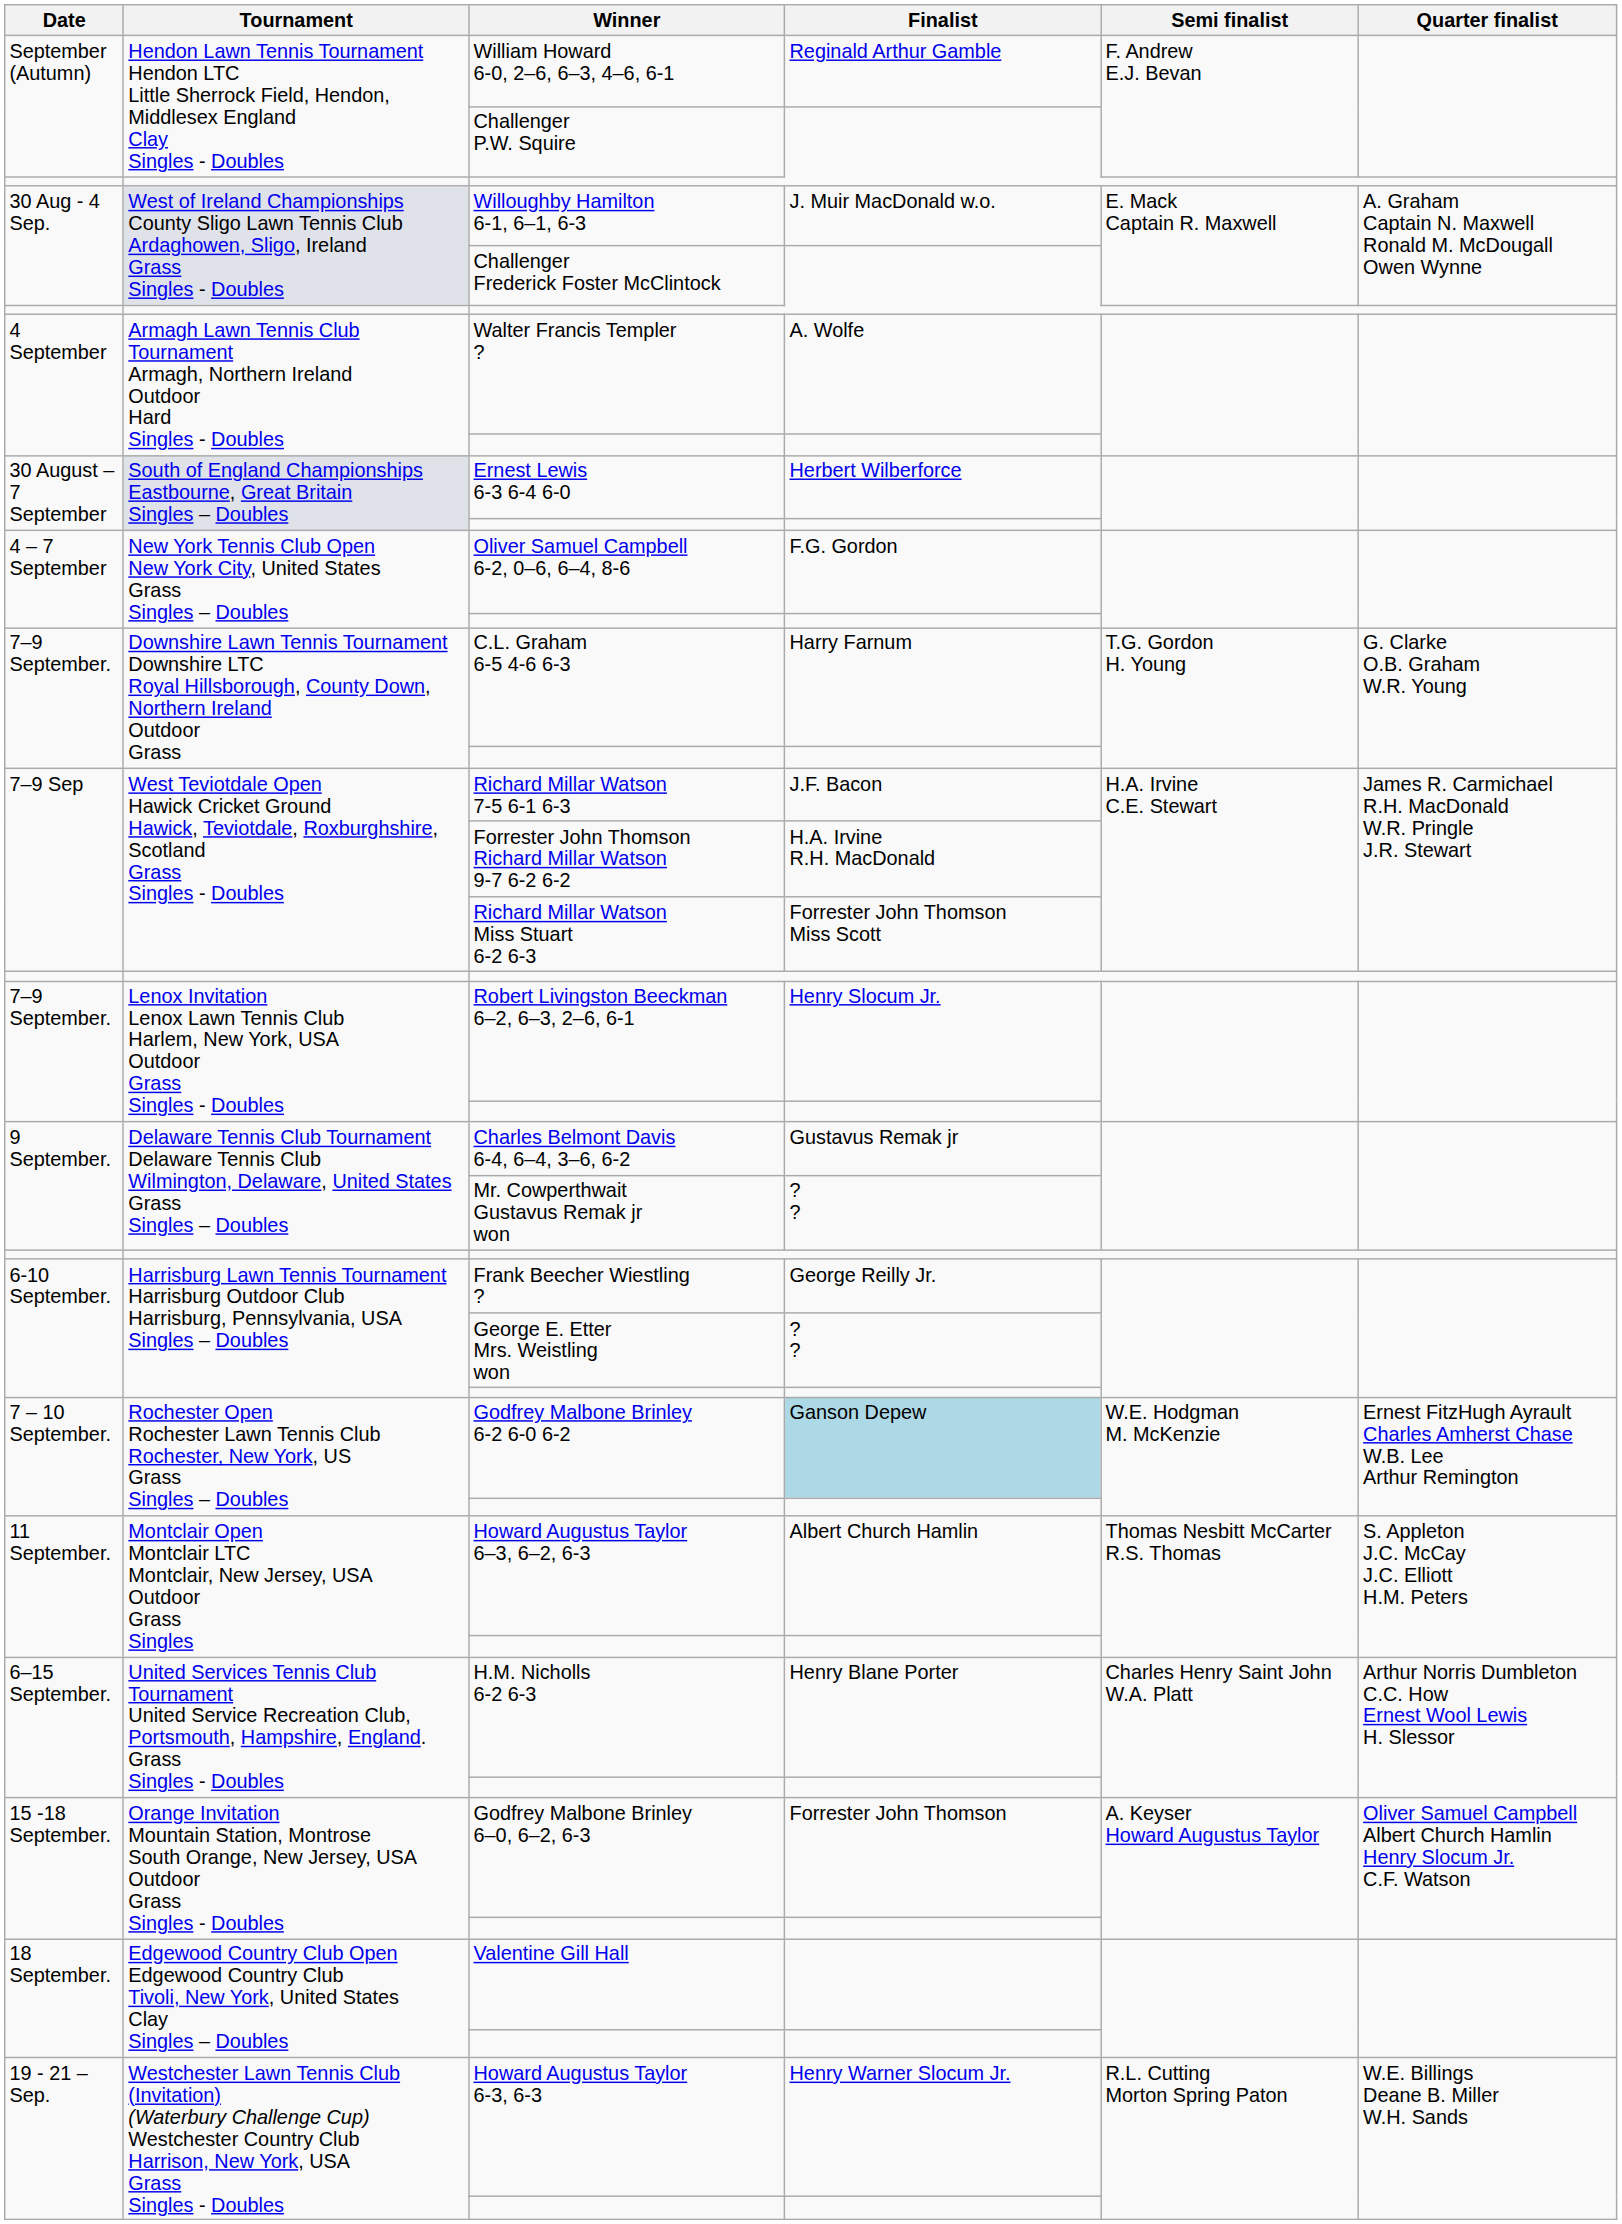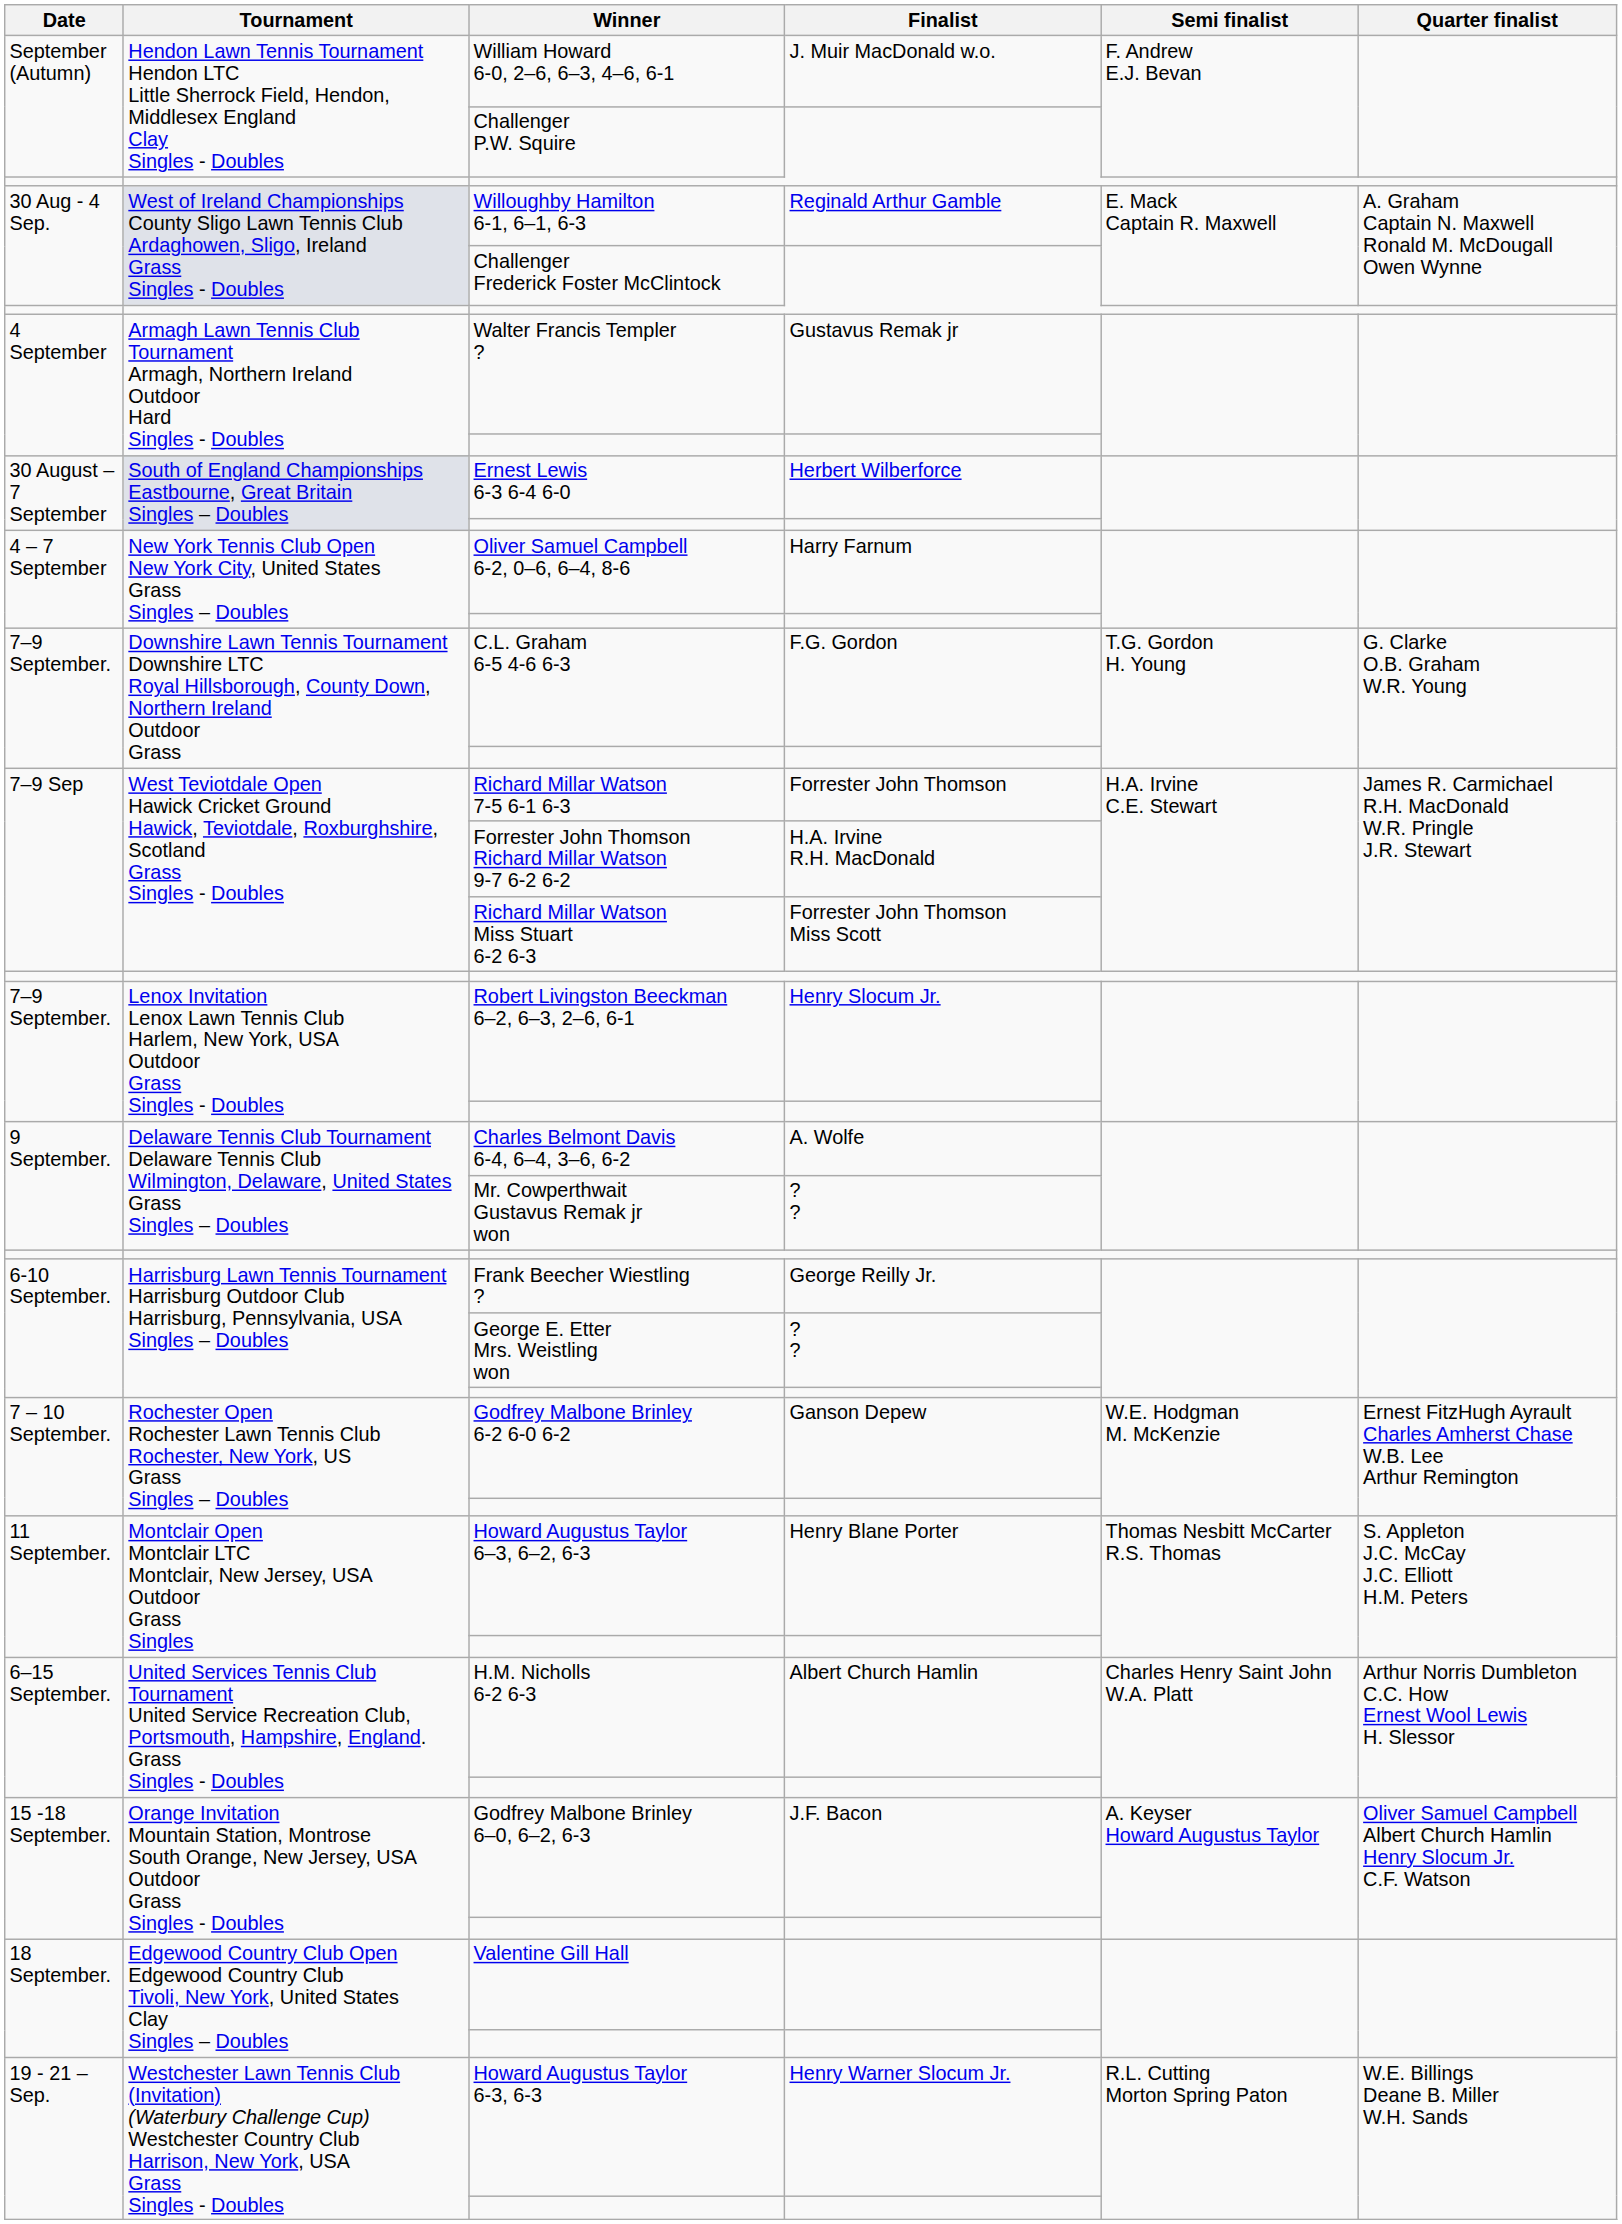(895, 51) Reginald Arthur Gamble -> (893, 51) J. Muir MacDonald w.o.
(893, 201) J. Muir MacDonald w.o. -> (895, 201) Reginald Arthur Gamble
(827, 330) A. Wolfe -> (874, 330) Gustavus Remak jr
(844, 546) F.G. Gordon -> (851, 546) Harry Farnum
(851, 643) Harry Farnum -> (844, 643) F.G. Gordon
(836, 783) J.F. Bacon -> (898, 783) Forrester John Thomson
(874, 1137) Gustavus Remak jr -> (827, 1137) A. Wolfe
(858, 1412) lightblue background -> (858, 1412) no background
(884, 1531) Albert Church Hamlin -> (874, 1531) Henry Blane Porter
(874, 1672) Henry Blane Porter -> (884, 1672) Albert Church Hamlin
(898, 1813) Forrester John Thomson -> (836, 1813) J.F. Bacon
